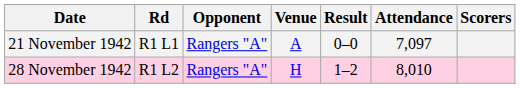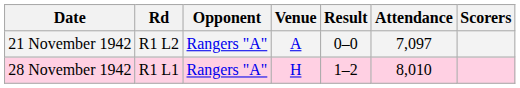(159, 44) R1 L1 -> (159, 44) R1 L2
(159, 70) R1 L2 -> (159, 70) R1 L1
